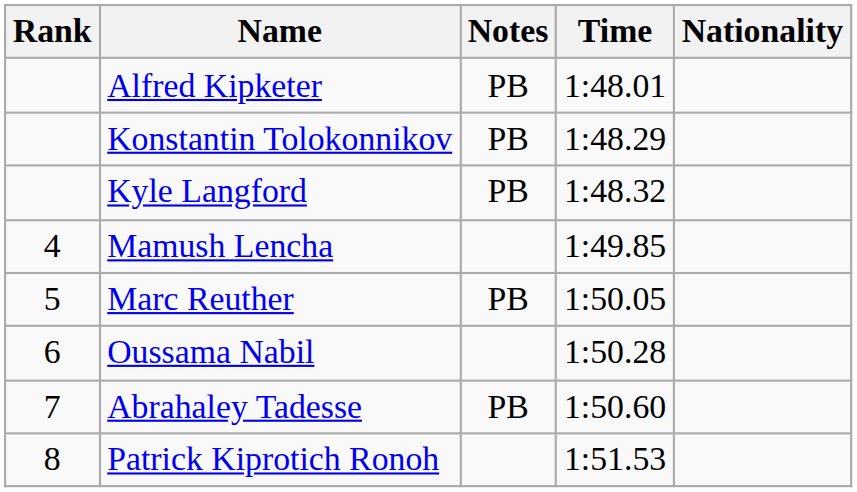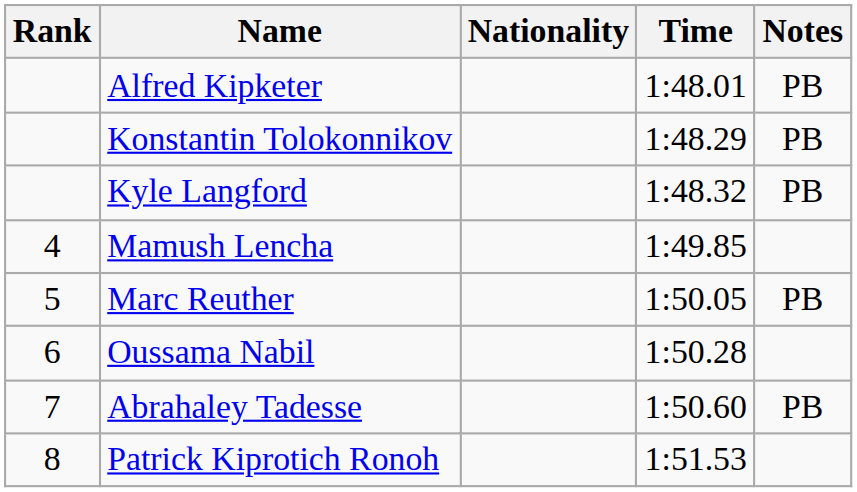columns swapped: (762, 31) <-> (508, 31)
